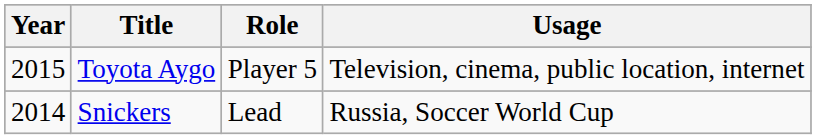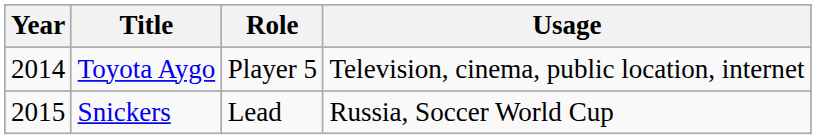(38, 68) 2015 -> (38, 68) 2014
(38, 111) 2014 -> (38, 111) 2015
